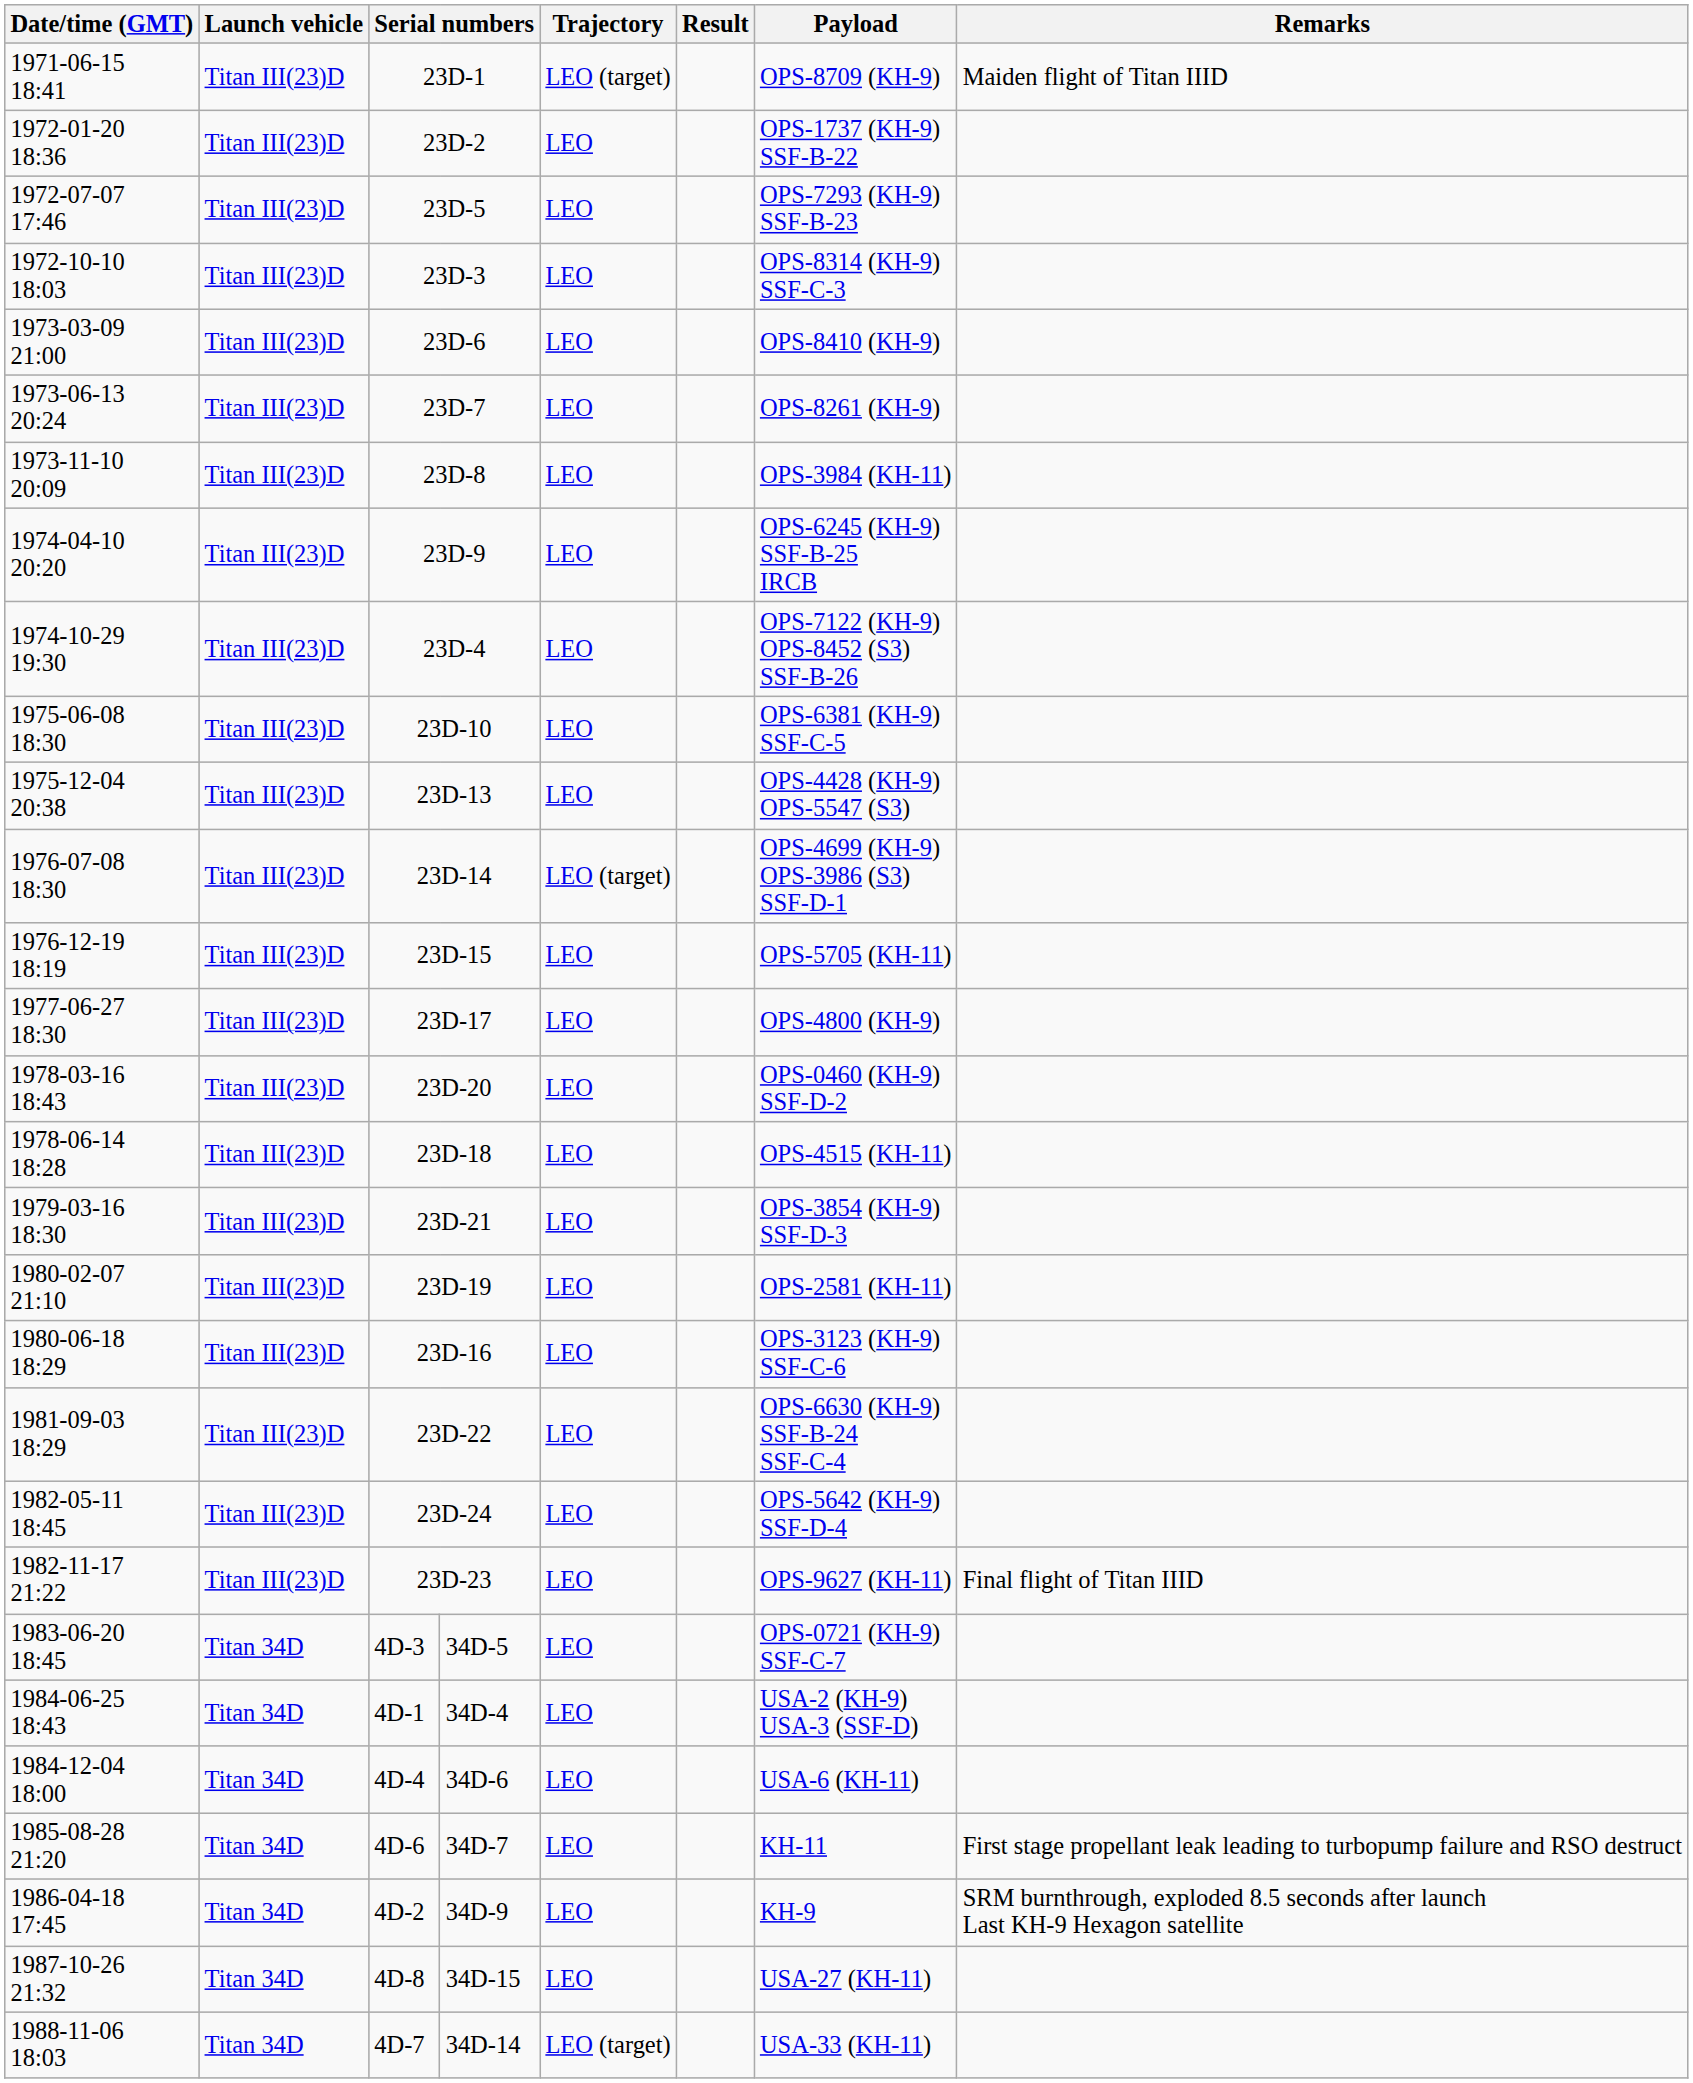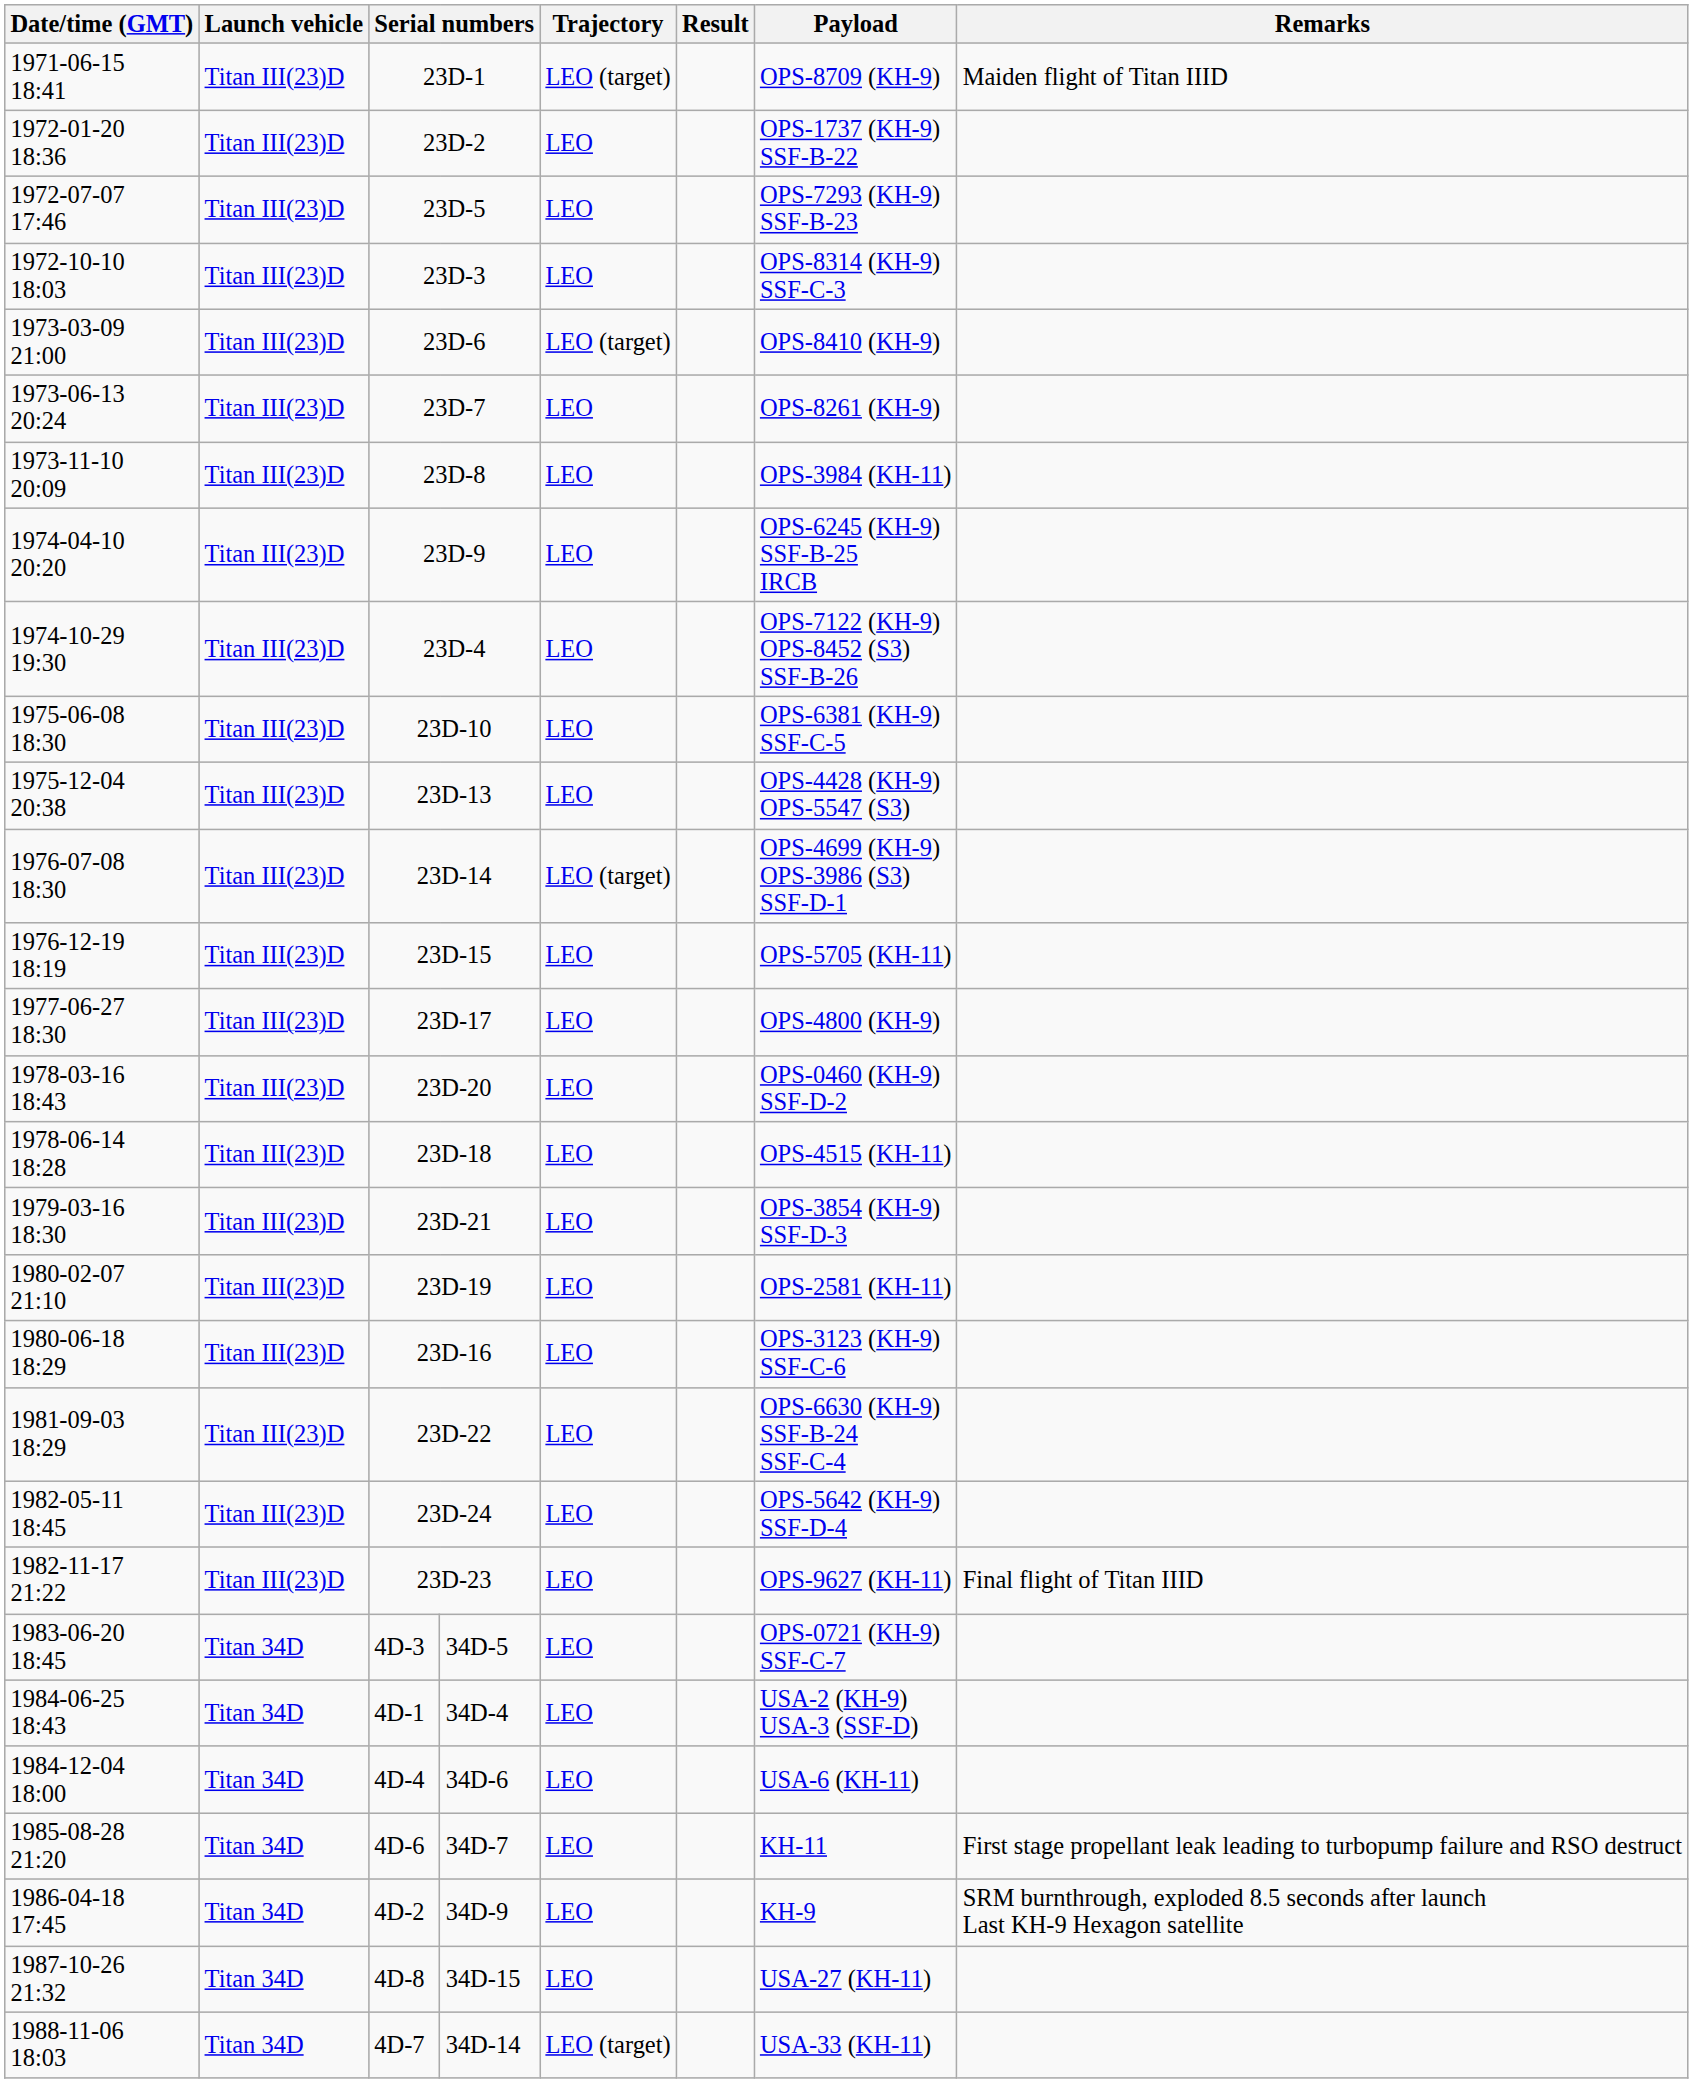(569, 341) LEO -> (608, 341) LEO (target)
